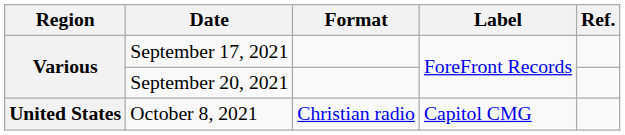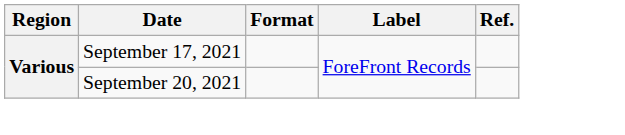- row: (194, 113)
